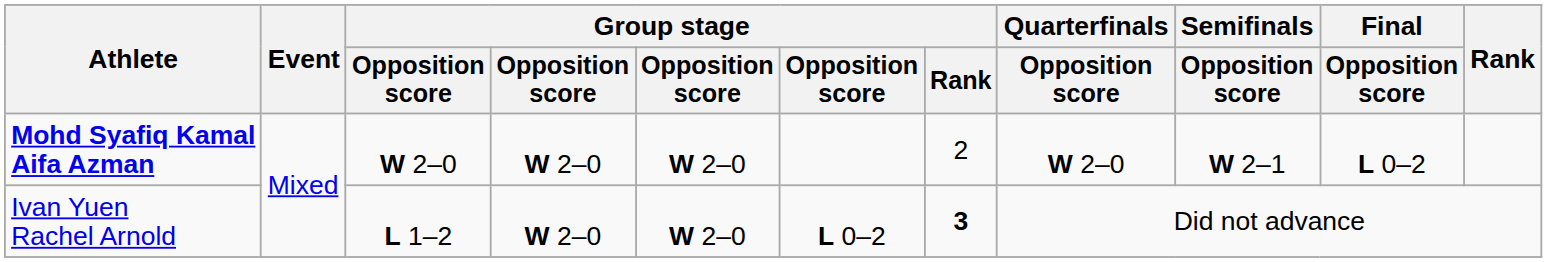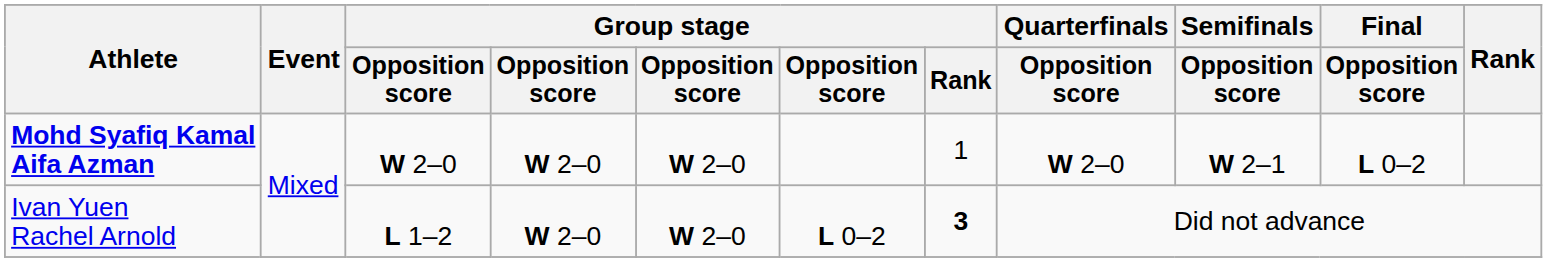(961, 150) 2 -> (961, 150) 1
